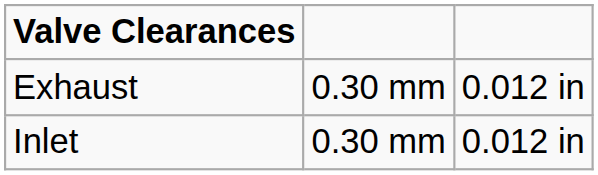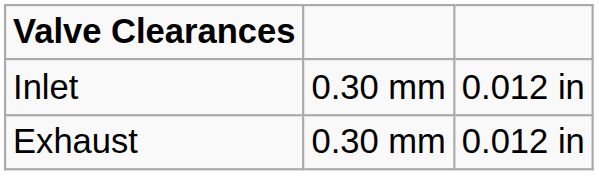rows swapped: (46, 141) <-> (75, 86)
